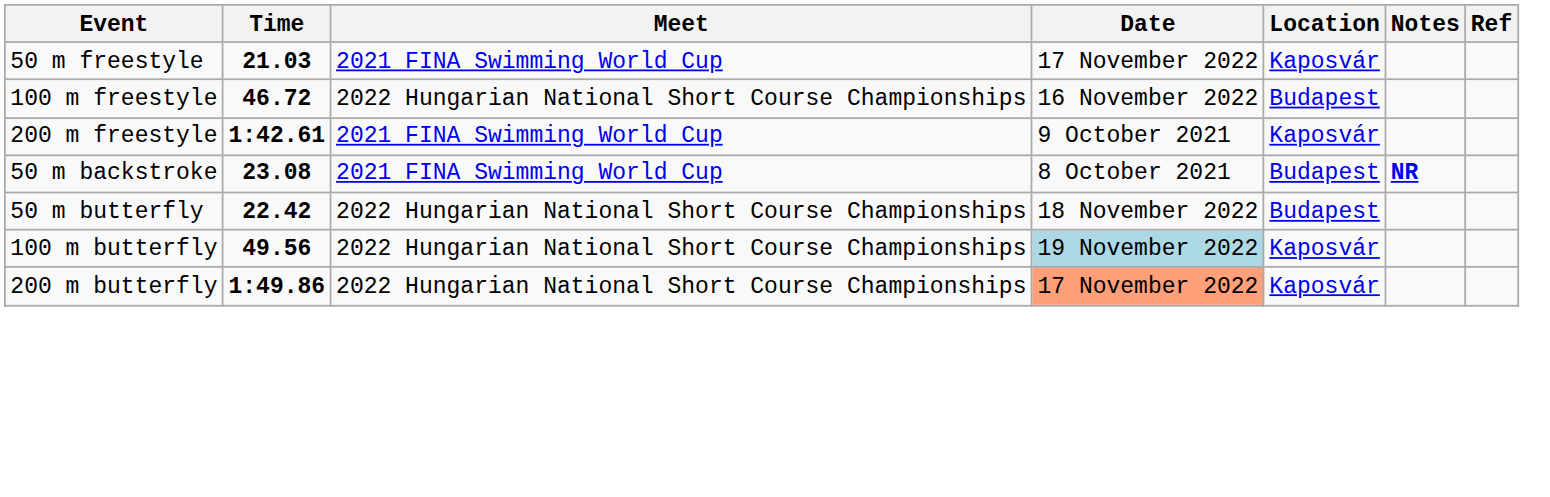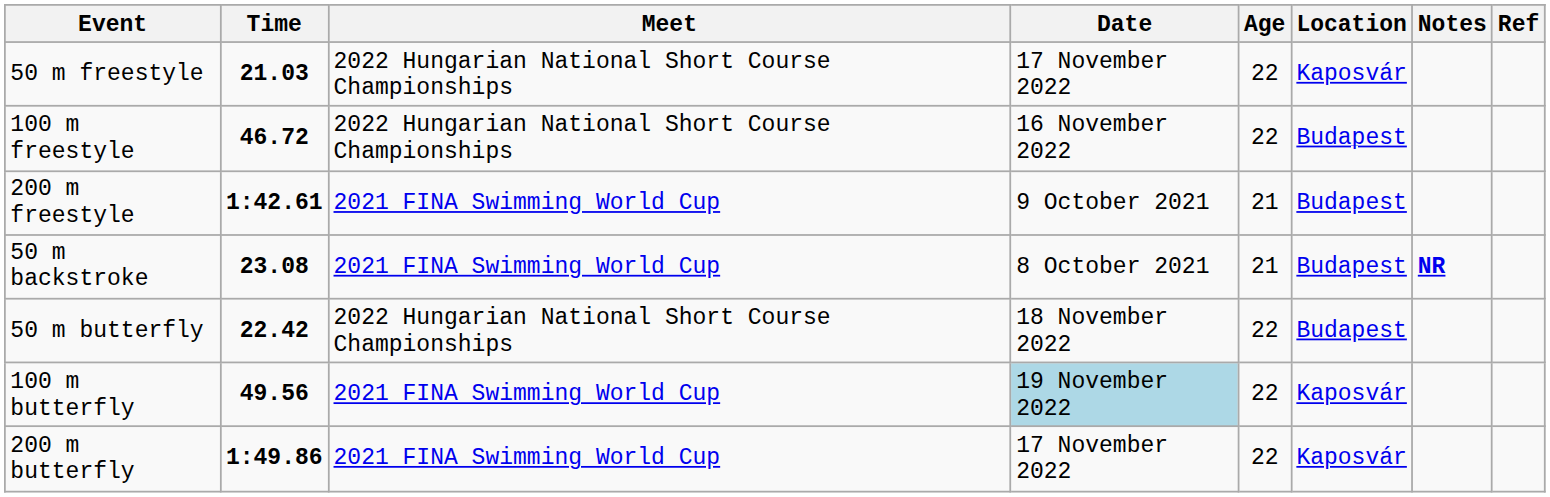+ column: (1265, 24)
(529, 61) 2021 FINA Swimming World Cup -> (582, 74) 2022 Hungarian National Short Course Championships
(1325, 136) Kaposvár -> (1352, 203) Budapest
(681, 249) 2022 Hungarian National Short Course Championships -> (527, 395) 2021 FINA Swimming World Cup
(681, 286) 2022 Hungarian National Short Course Championships -> (527, 459) 2021 FINA Swimming World Cup
(1148, 286) lightsalmon background -> (1092, 459) no background
